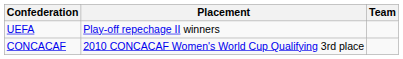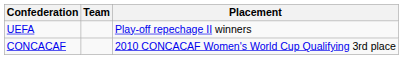columns swapped: (224, 12) <-> (382, 12)
